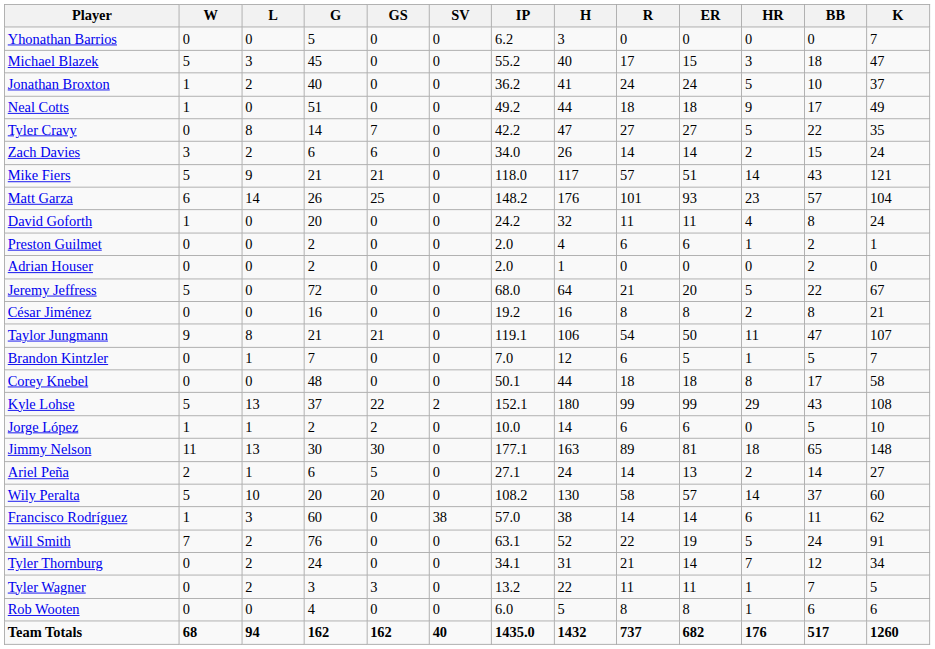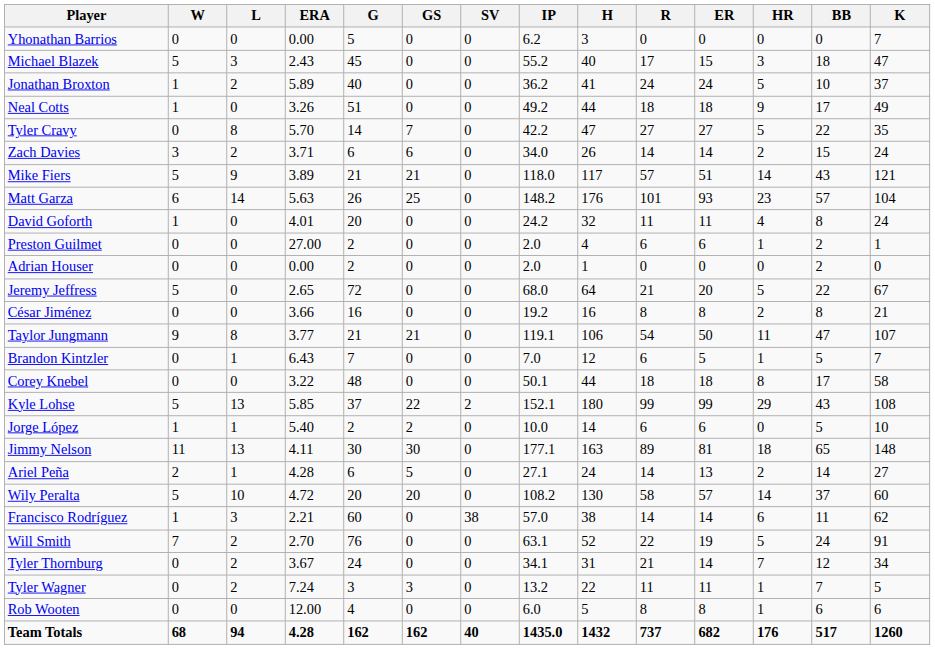+ column: (315, 15)
